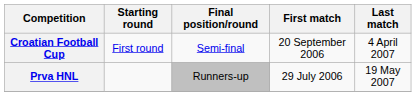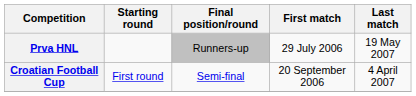rows swapped: (54, 77) <-> (54, 48)
